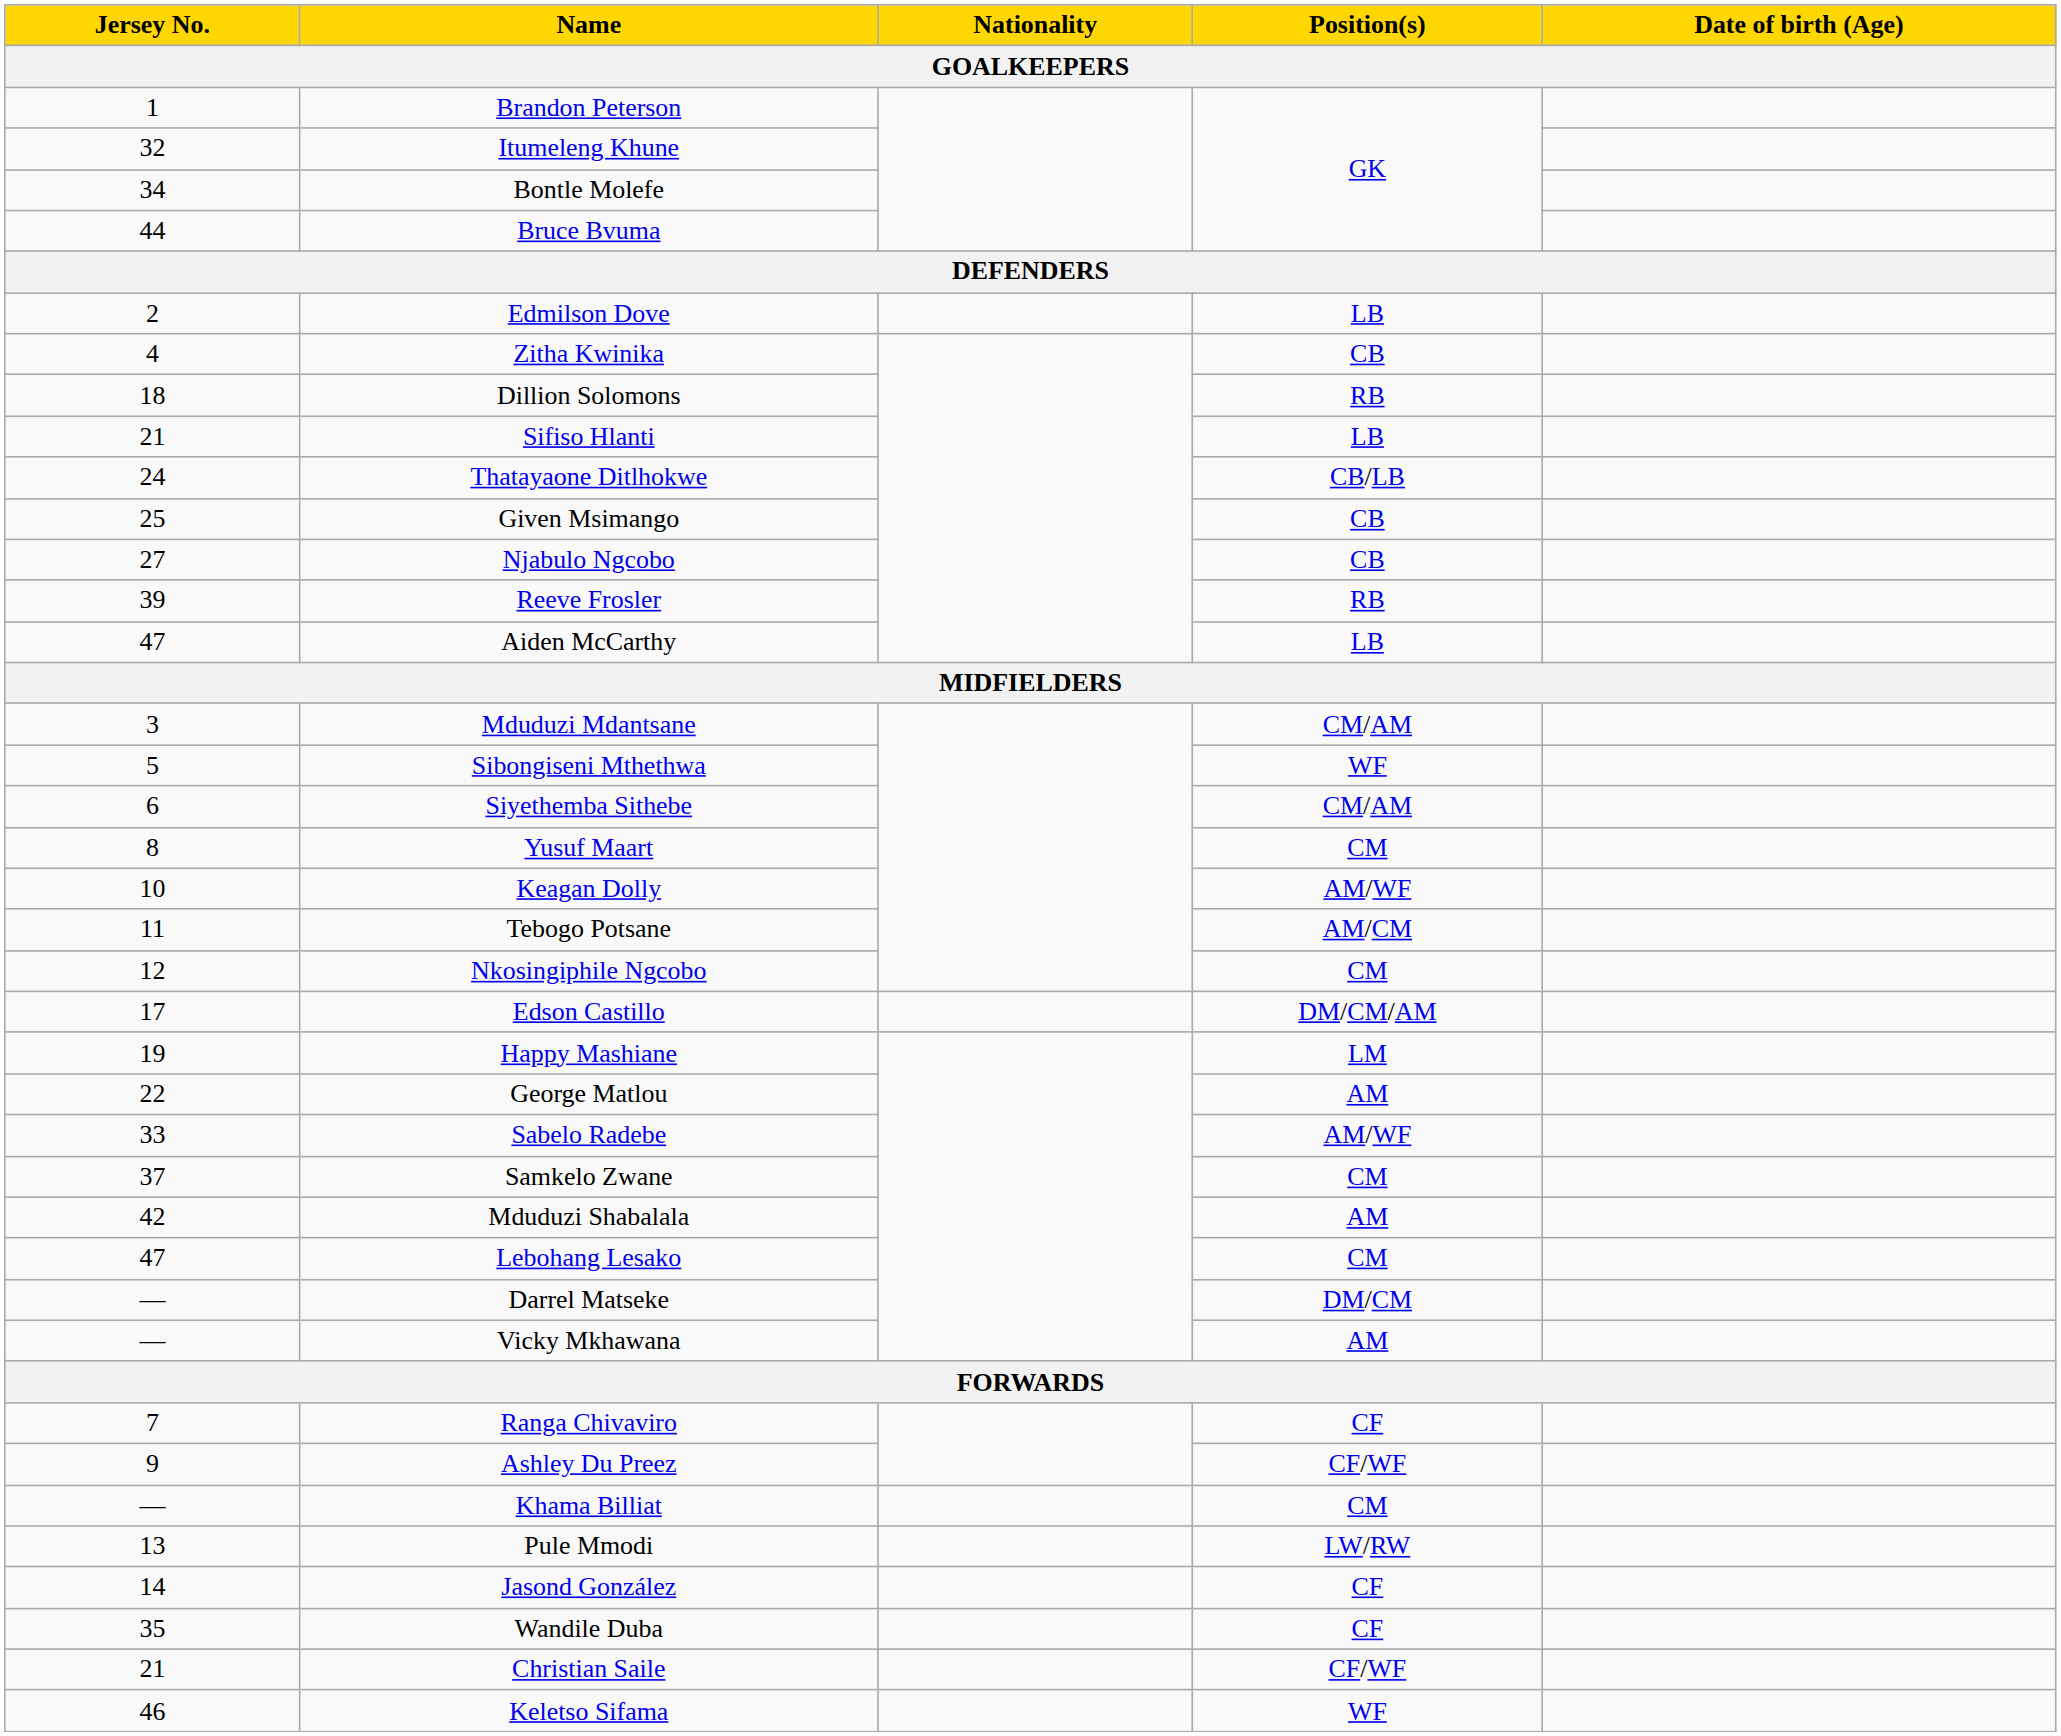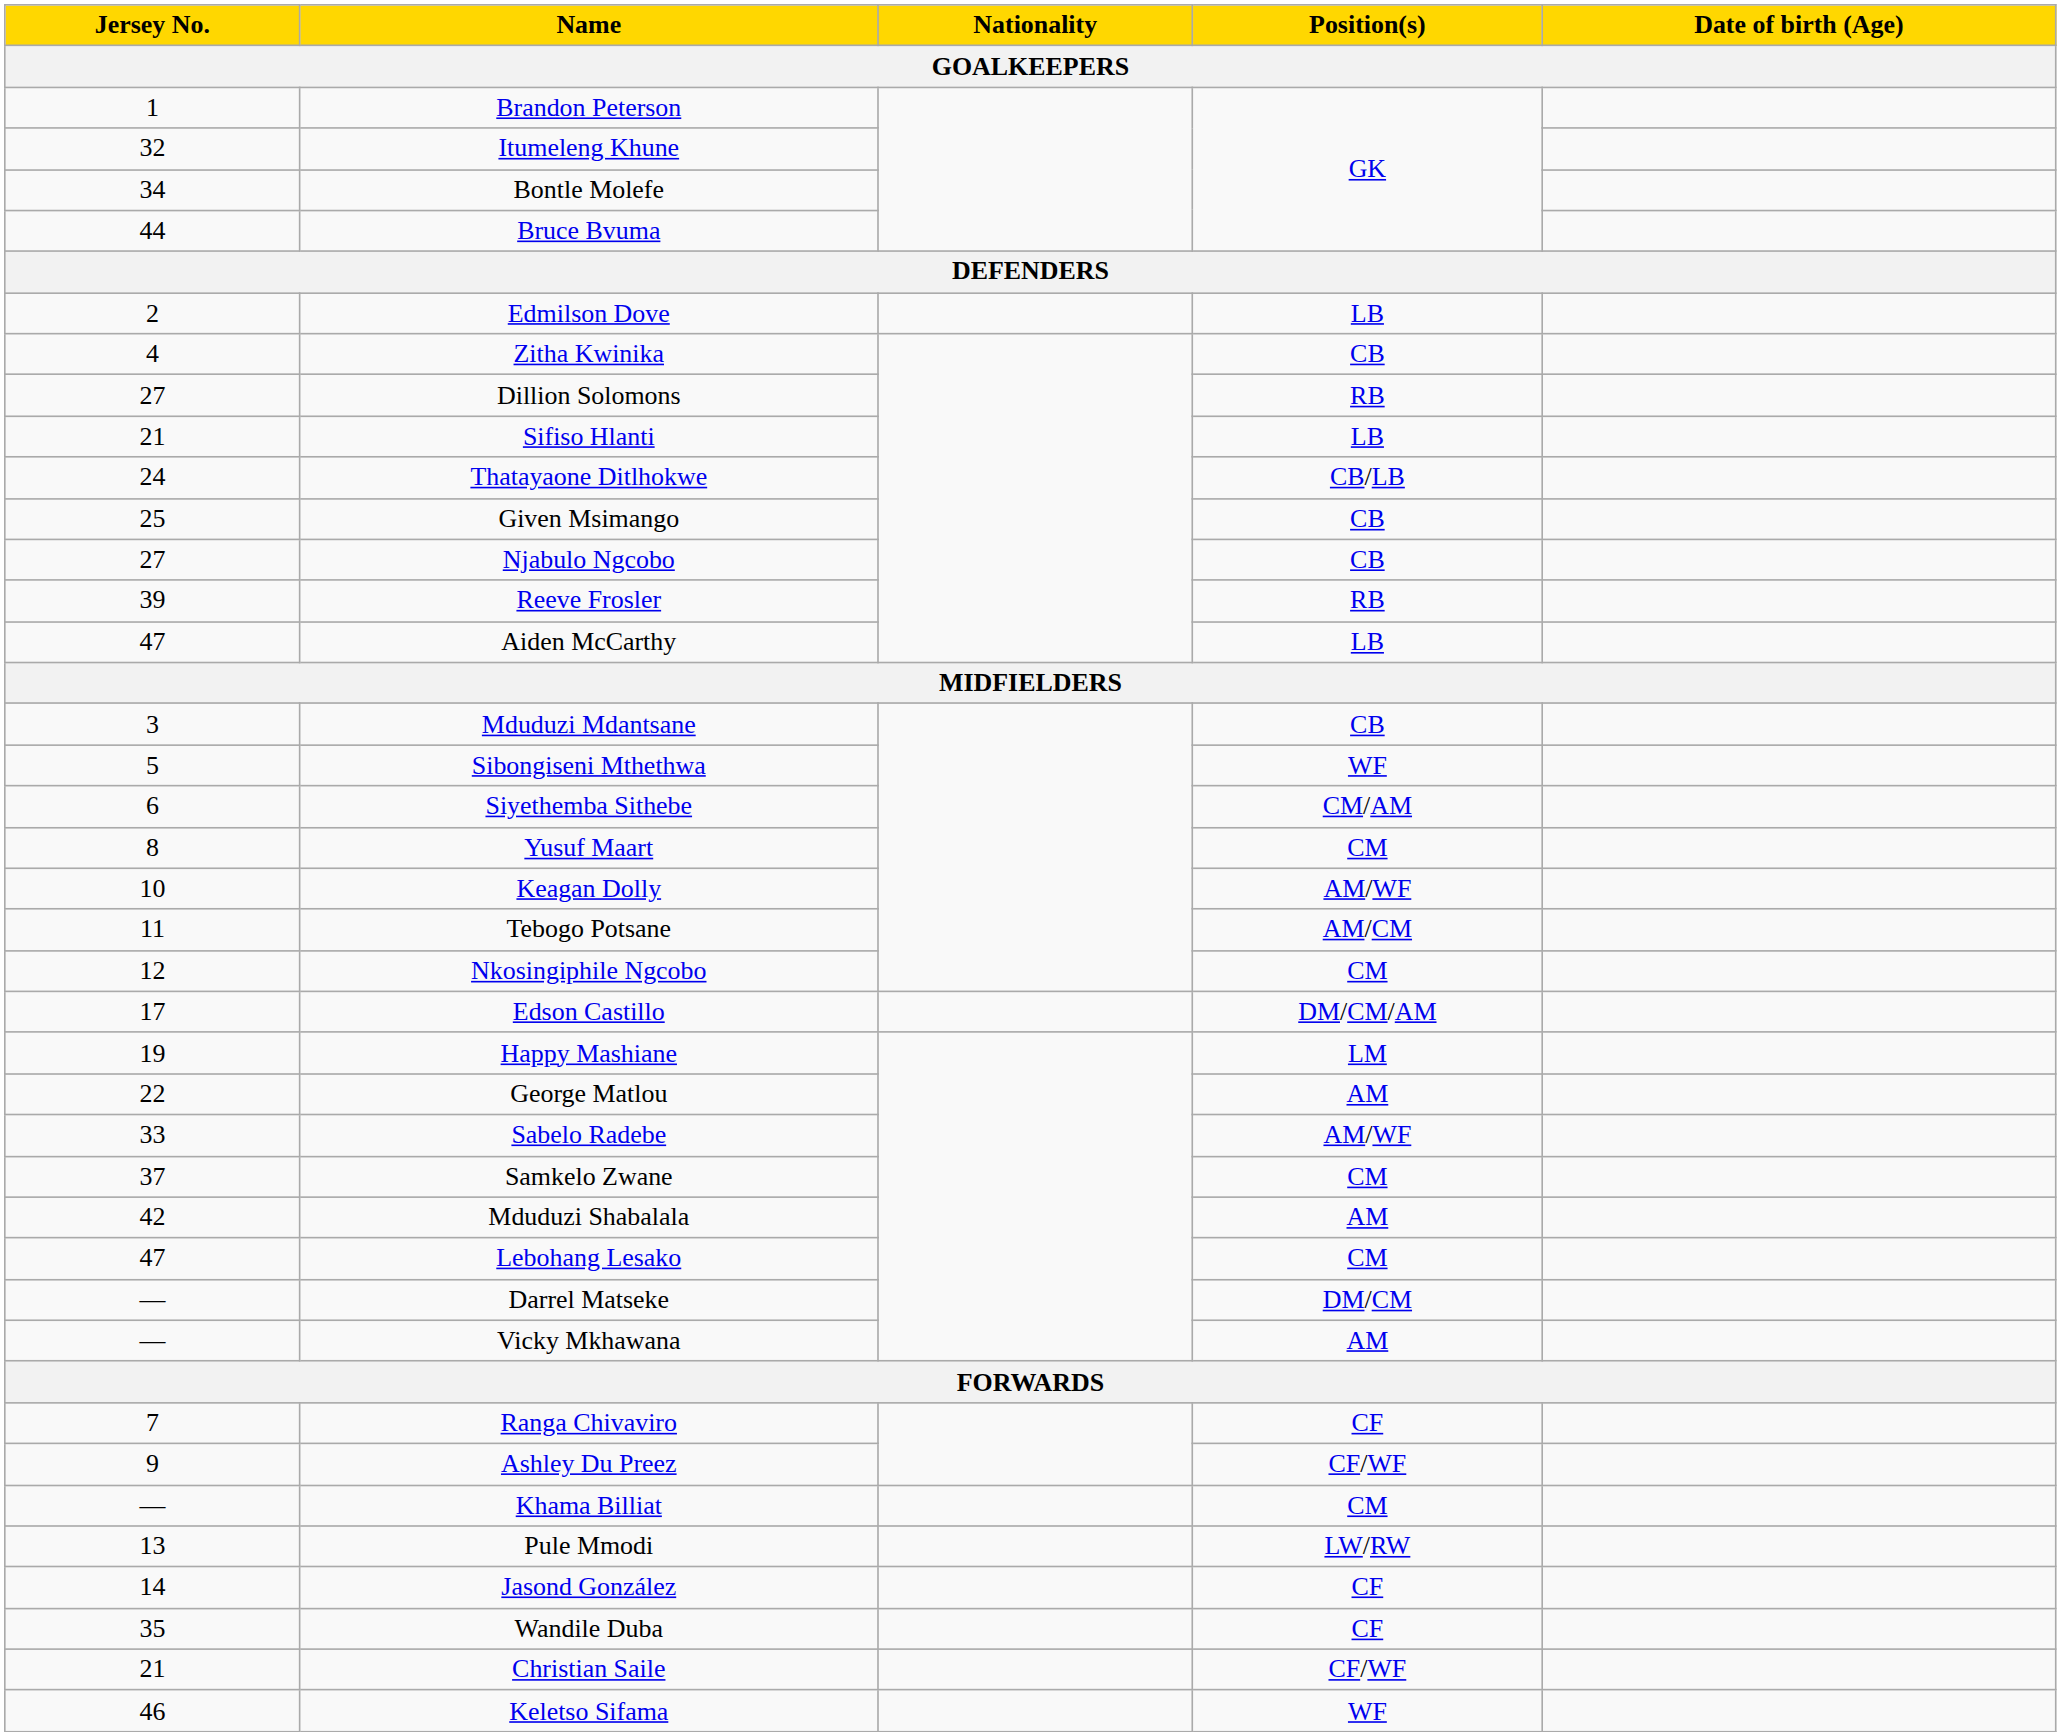(152, 395) 18 -> (152, 395) 27
(1367, 723) CM/AM -> (1367, 723) CB
